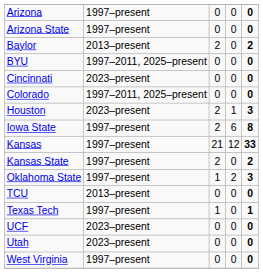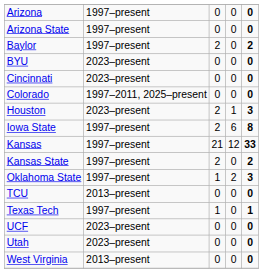(118, 45) 2013–present -> (118, 45) 1997–present
(146, 62) 1997–2011, 2025–present -> (118, 62) 2023–present
(118, 260) 1997–present -> (118, 260) 2013–present
